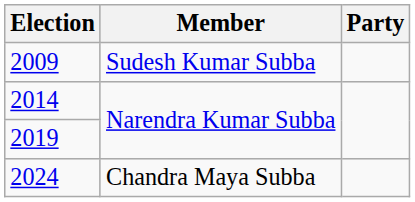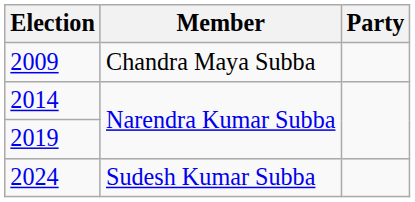(211, 61) Sudesh Kumar Subba -> (211, 61) Chandra Maya Subba
(211, 176) Chandra Maya Subba -> (211, 176) Sudesh Kumar Subba
